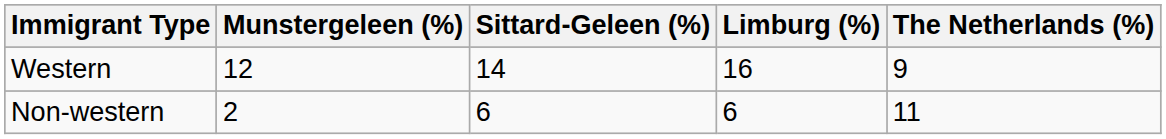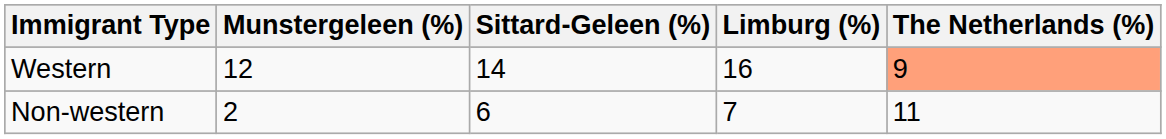(900, 68) no background -> (900, 68) lightsalmon background
(730, 111) 6 -> (730, 111) 7
